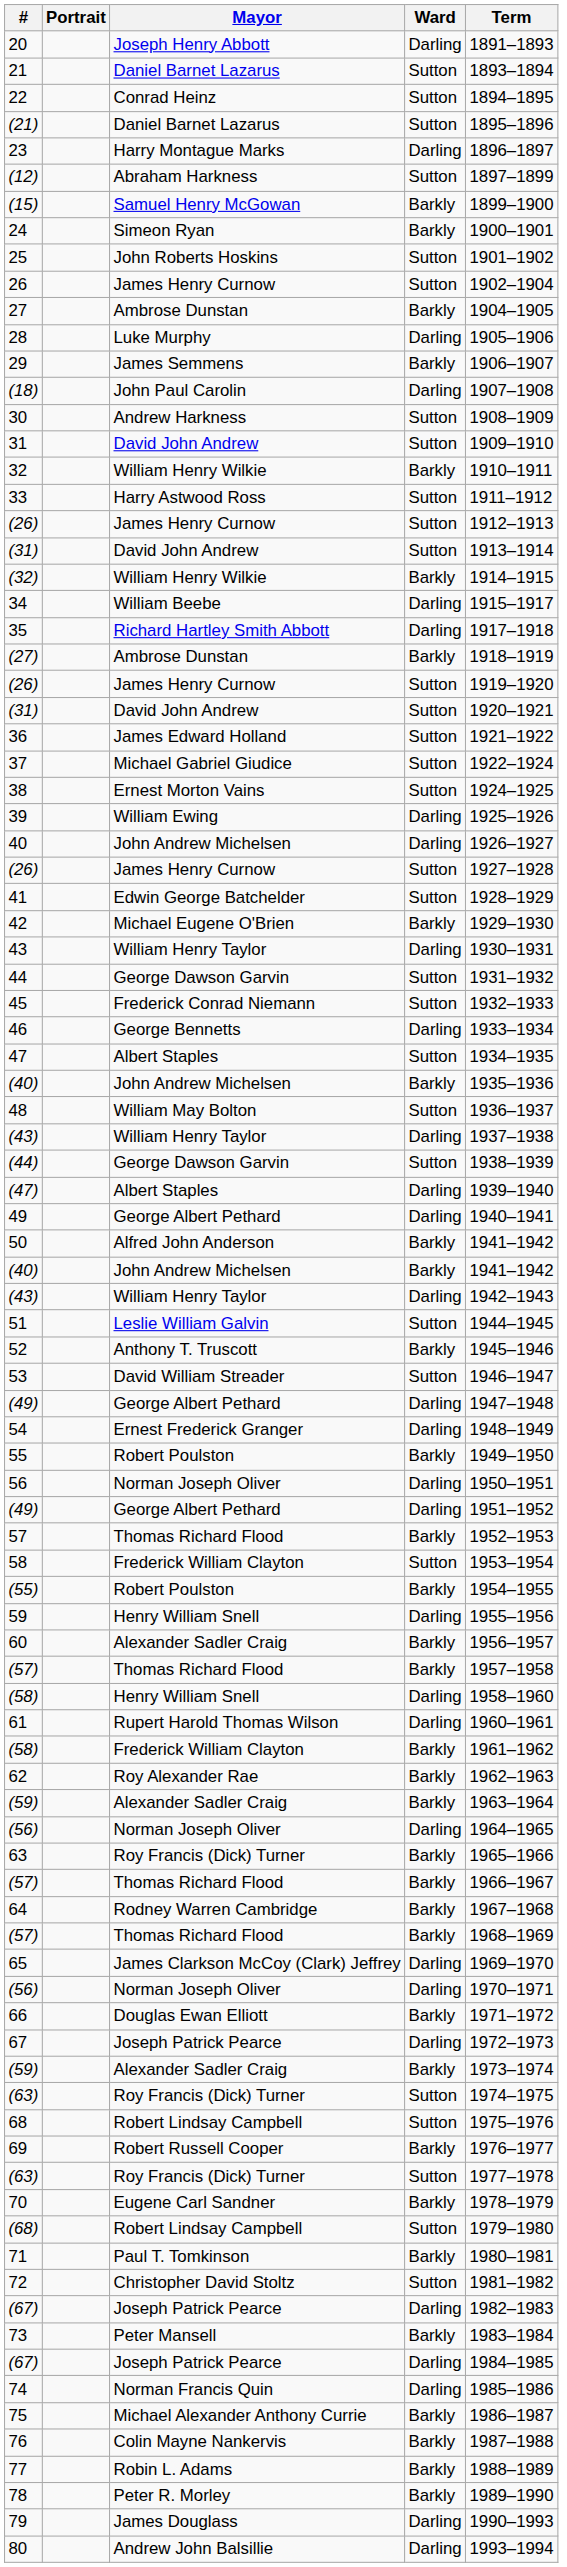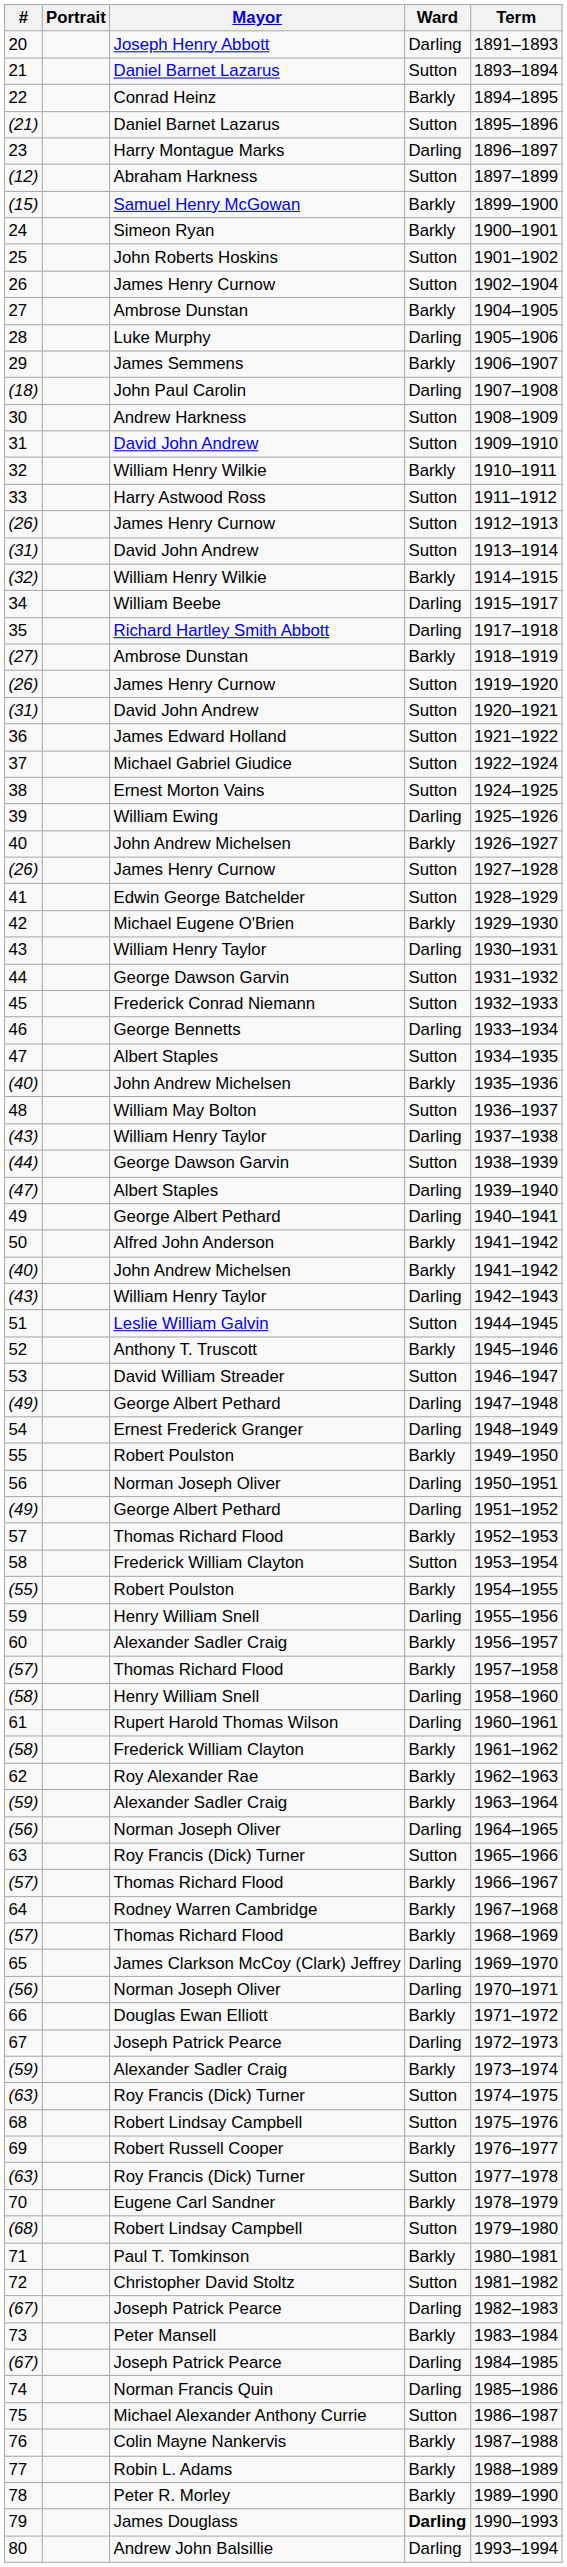(433, 97) Sutton -> (432, 97) Barkly
(435, 843) Darling -> (432, 843) Barkly
(432, 1856) Barkly -> (433, 1856) Sutton
(432, 2415) Barkly -> (433, 2415) Sutton
(435, 2522) normal -> (437, 2522) bold
